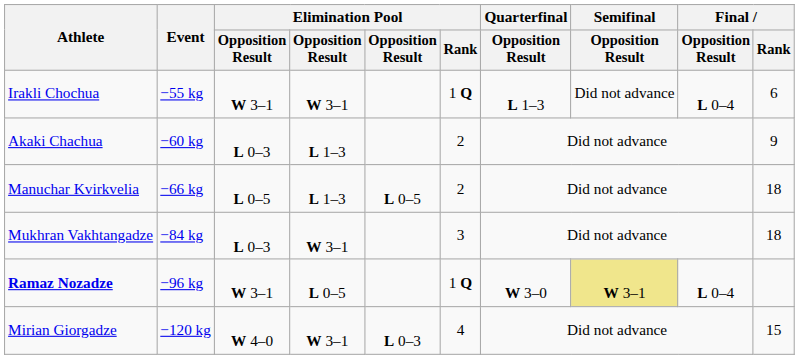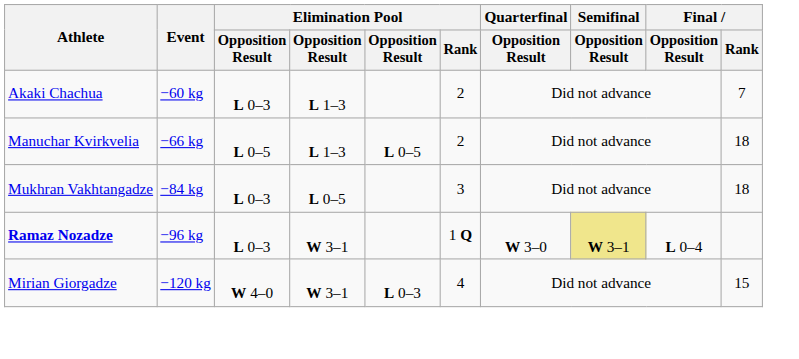- row: (54, 94)
(774, 141) 9 -> (742, 94) 7
(327, 247) W 3–1 -> (327, 199) L 0–5
(252, 294) W 3–1 -> (252, 247) L 0–3
(327, 294) L 0–5 -> (327, 247) W 3–1
